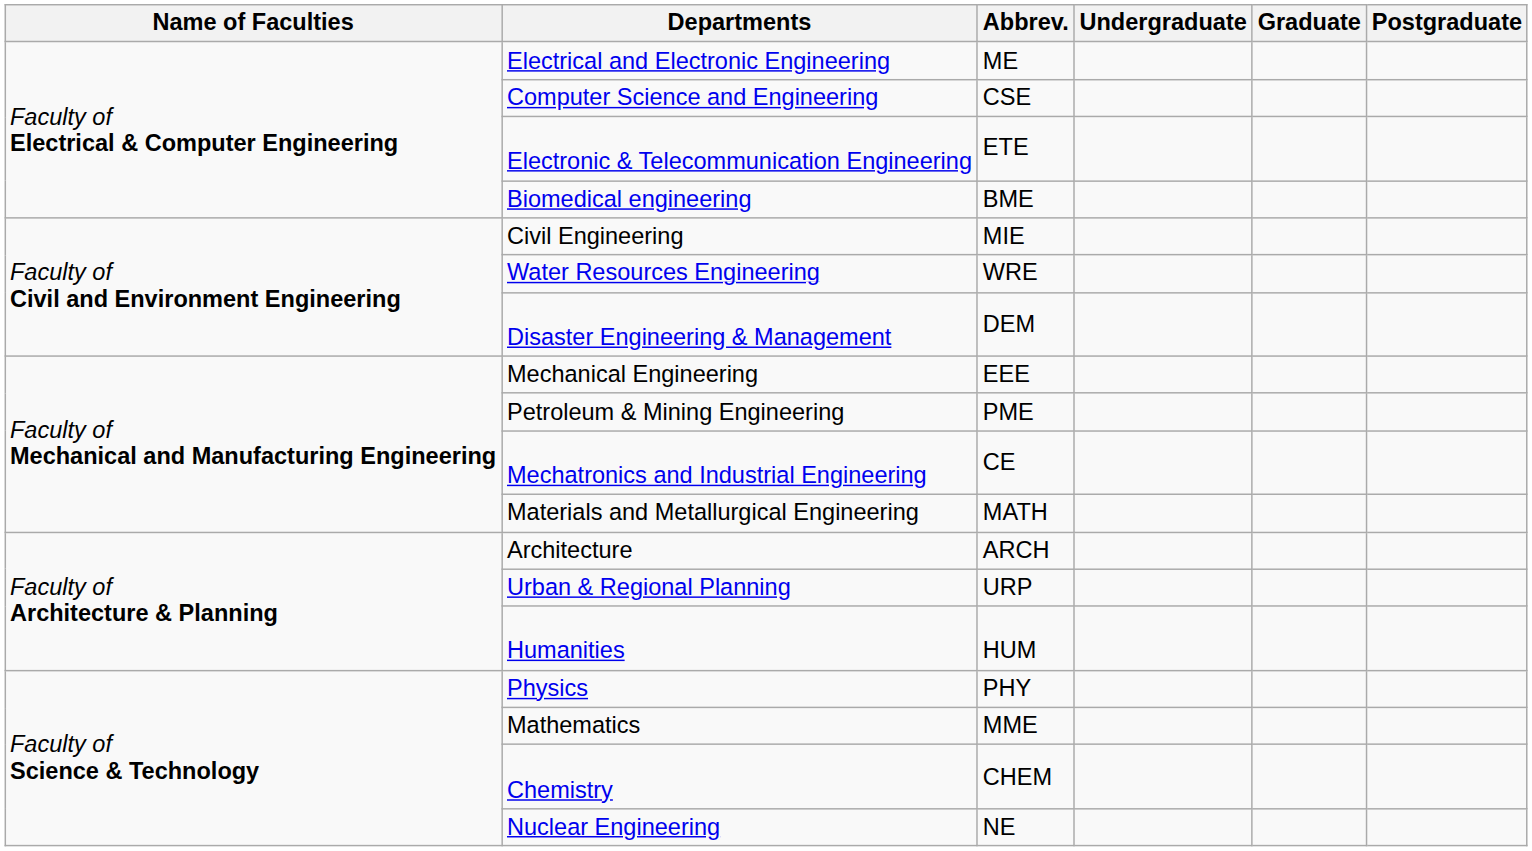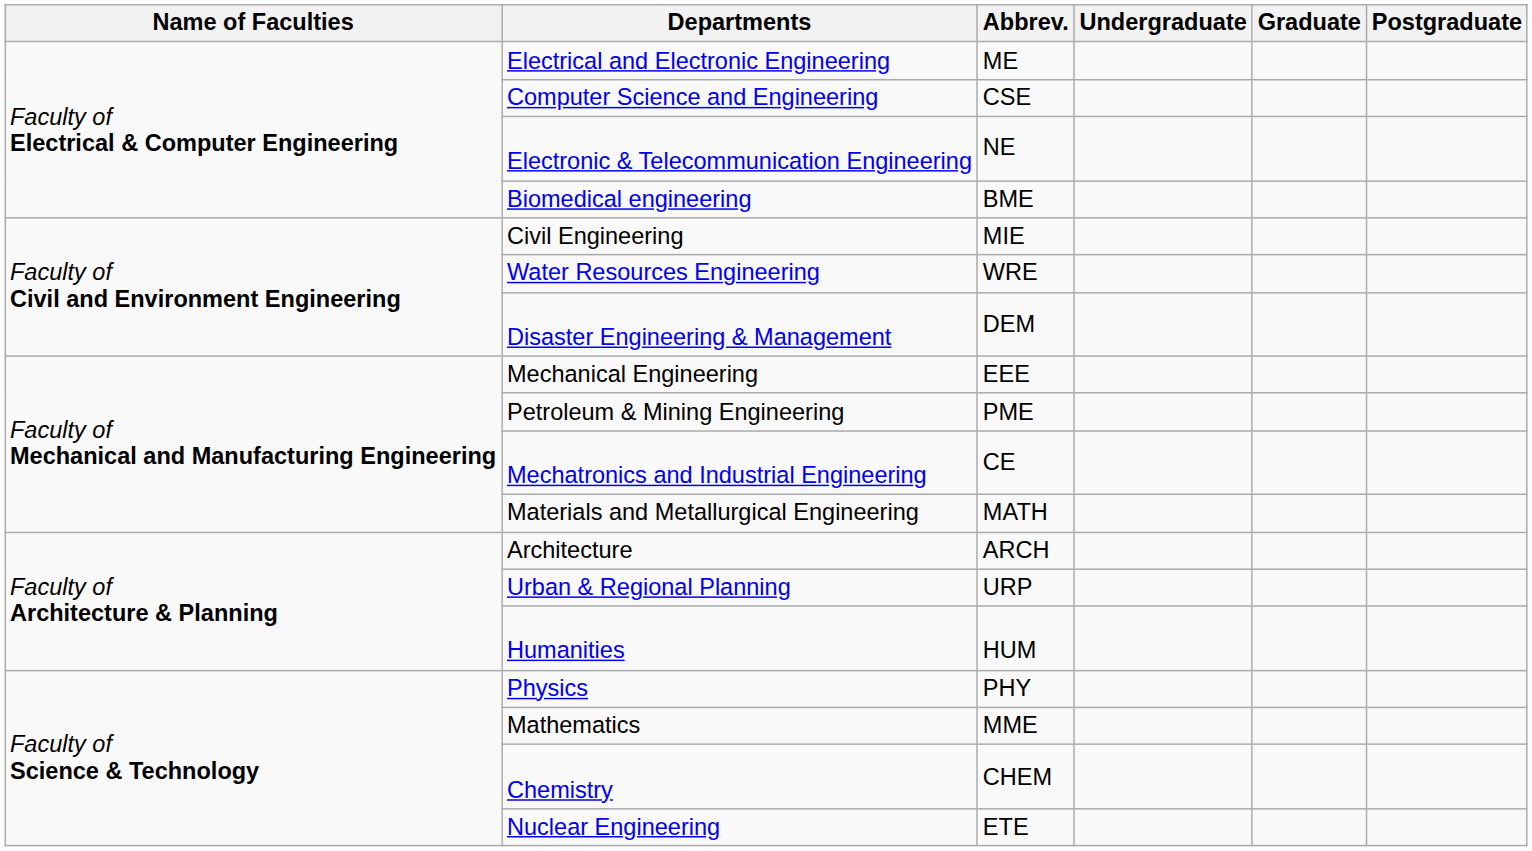(1006, 148) ETE -> (999, 148) NE
(999, 826) NE -> (1006, 826) ETE
